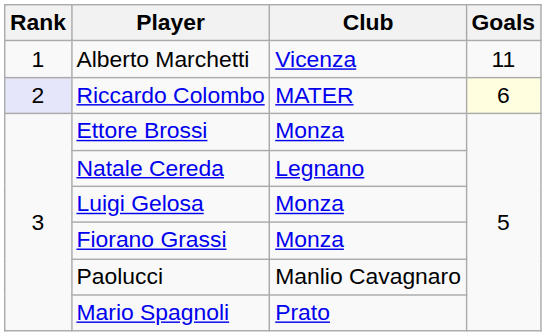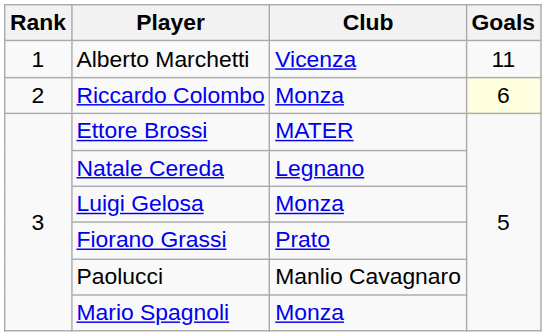(38, 95) lavender background -> (38, 95) no background
(314, 95) MATER -> (310, 95) Monza
(310, 131) Monza -> (314, 131) MATER
(310, 240) Monza -> (303, 240) Prato
(303, 312) Prato -> (310, 312) Monza
